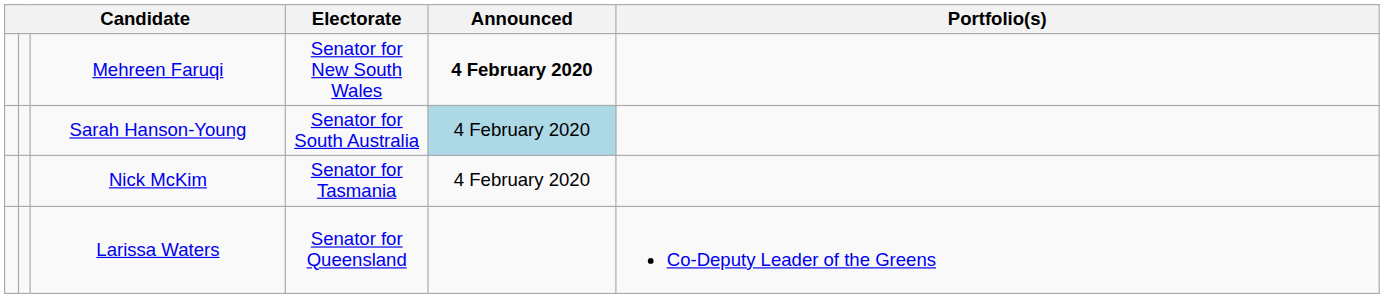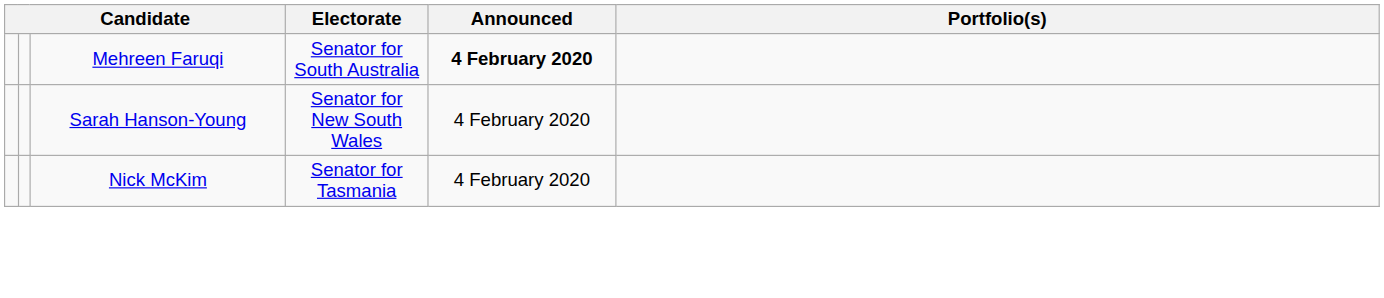(357, 69) Senator for New South Wales -> (357, 59) Senator for South Australia
(357, 130) Senator for South Australia -> (357, 119) Senator for New South Wales
(522, 130) lightblue background -> (522, 119) no background
- row: (158, 249)
